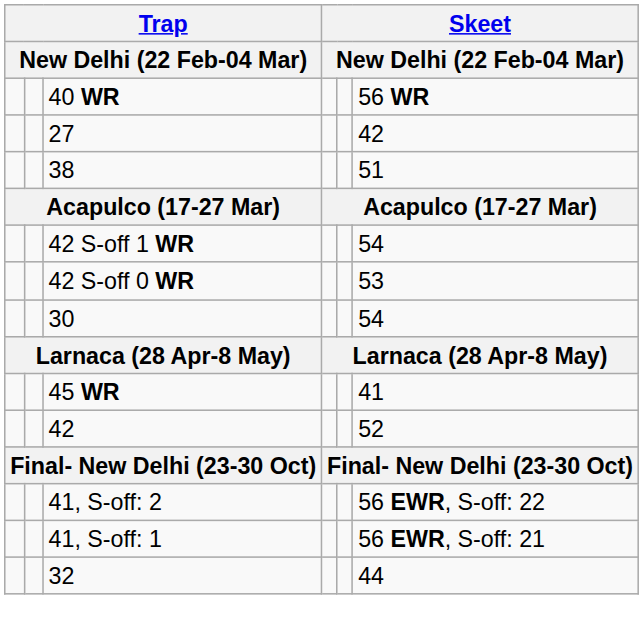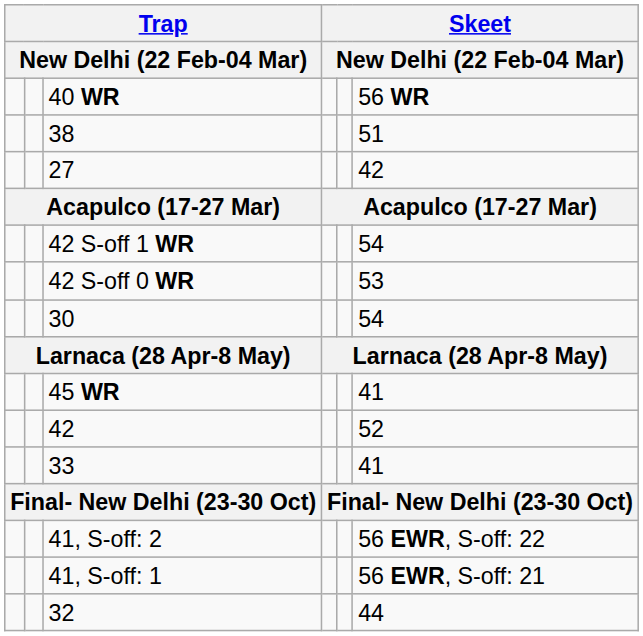rows swapped: (61, 171) <-> (61, 134)
+ row: (61, 465)
